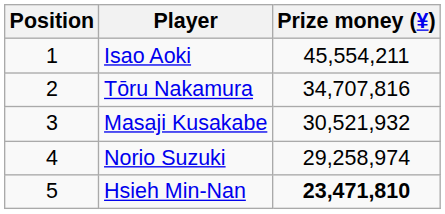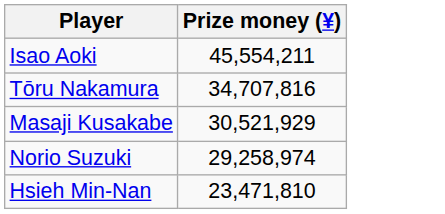- column: (52, 21)
(356, 123) 30,521,932 -> (262, 123) 30,521,929
(356, 191) bold -> (262, 191) normal
